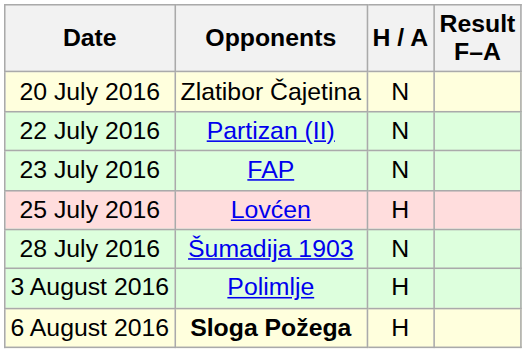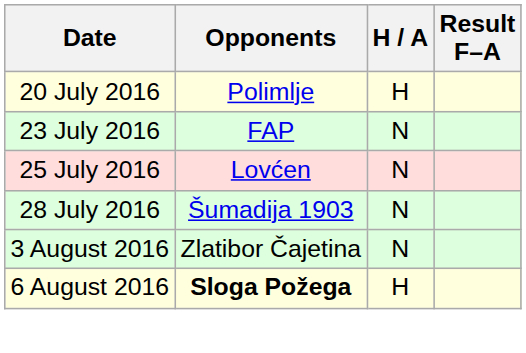(271, 91) Zlatibor Čajetina -> (271, 91) Polimlje
(400, 91) N -> (400, 91) H
- row: (90, 130)
(400, 209) H -> (400, 170) N
(271, 288) Polimlje -> (271, 248) Zlatibor Čajetina
(400, 288) H -> (400, 248) N
